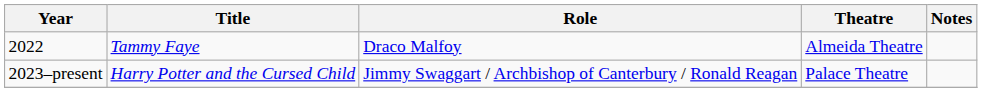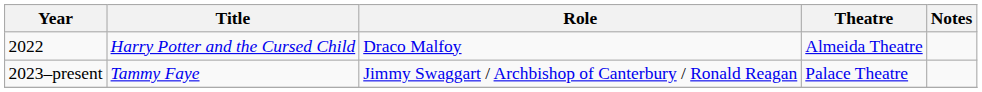(155, 45) Tammy Faye -> (233, 45) Harry Potter and the Cursed Child
(233, 73) Harry Potter and the Cursed Child -> (155, 73) Tammy Faye
